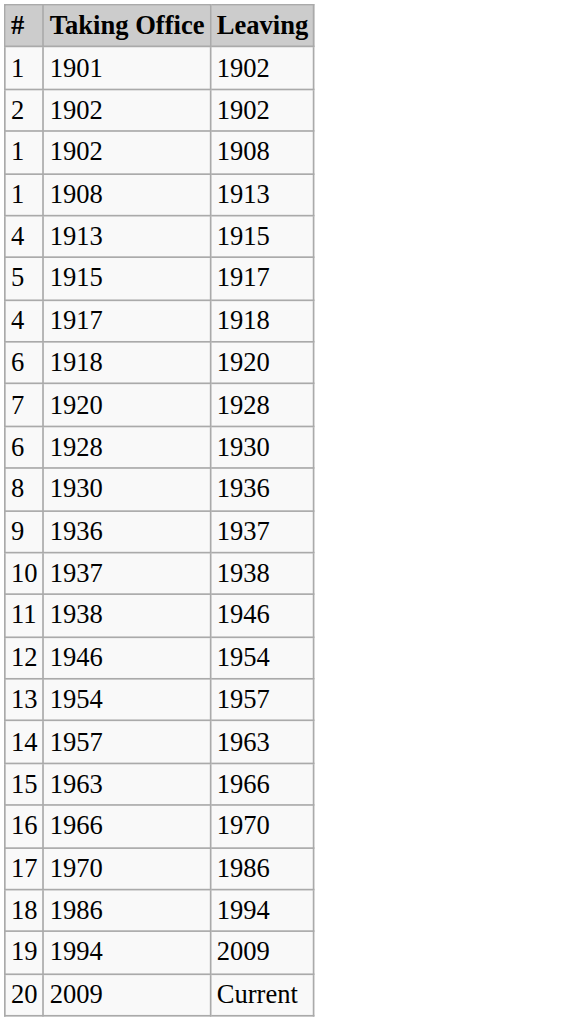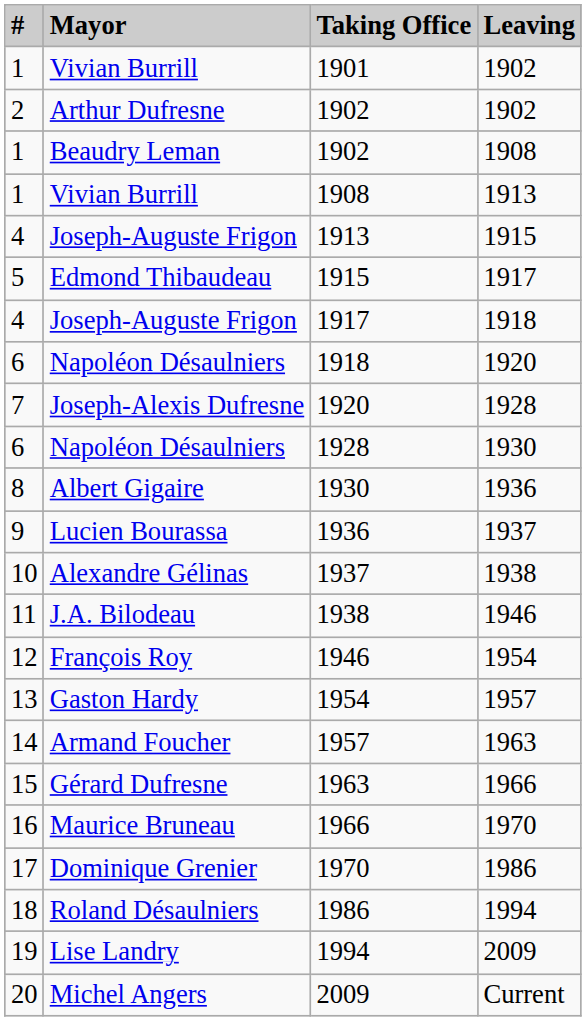+ column: (88, 25)
